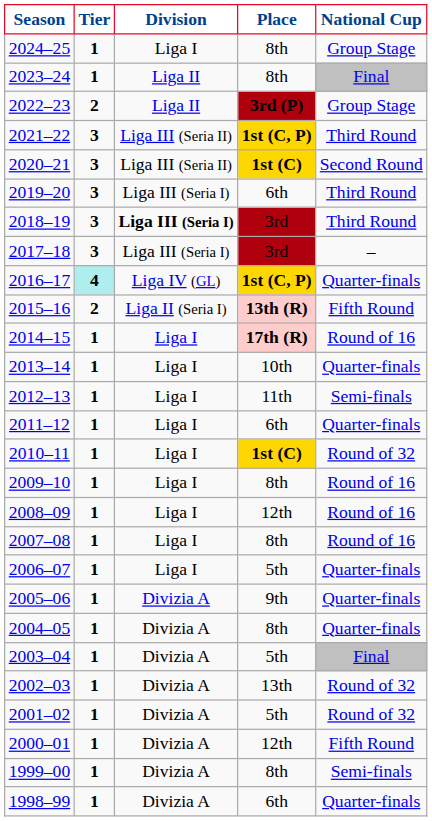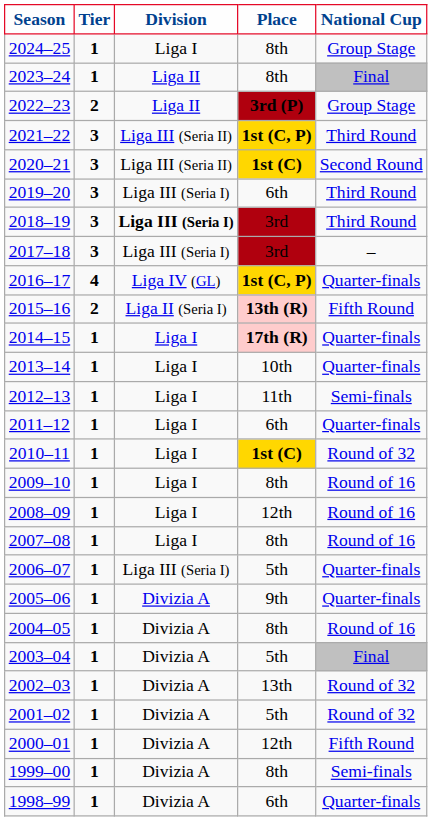(94, 280) paleturquoise background -> (94, 280) no background
(371, 338) Round of 16 -> (371, 338) Quarter-finals
(176, 569) Liga I -> (176, 569) Liga III (Seria I)
(371, 627) Quarter-finals -> (371, 627) Round of 16
